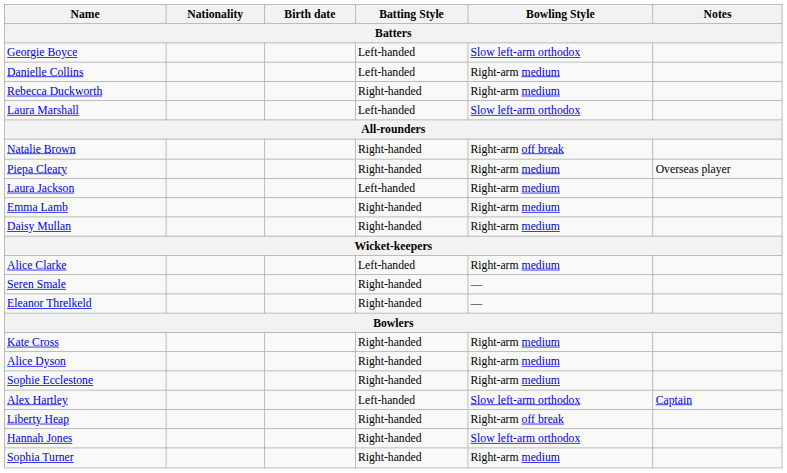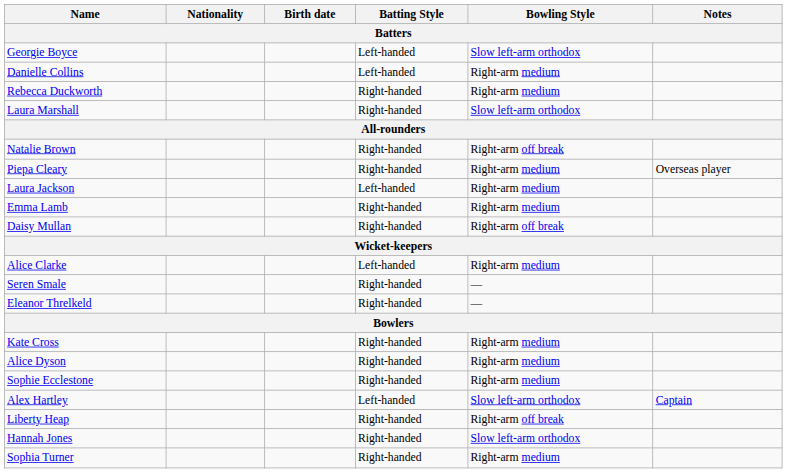(386, 110) Left-handed -> (390, 110) Right-handed
(515, 226) Right-arm medium -> (517, 226) Right-arm off break
